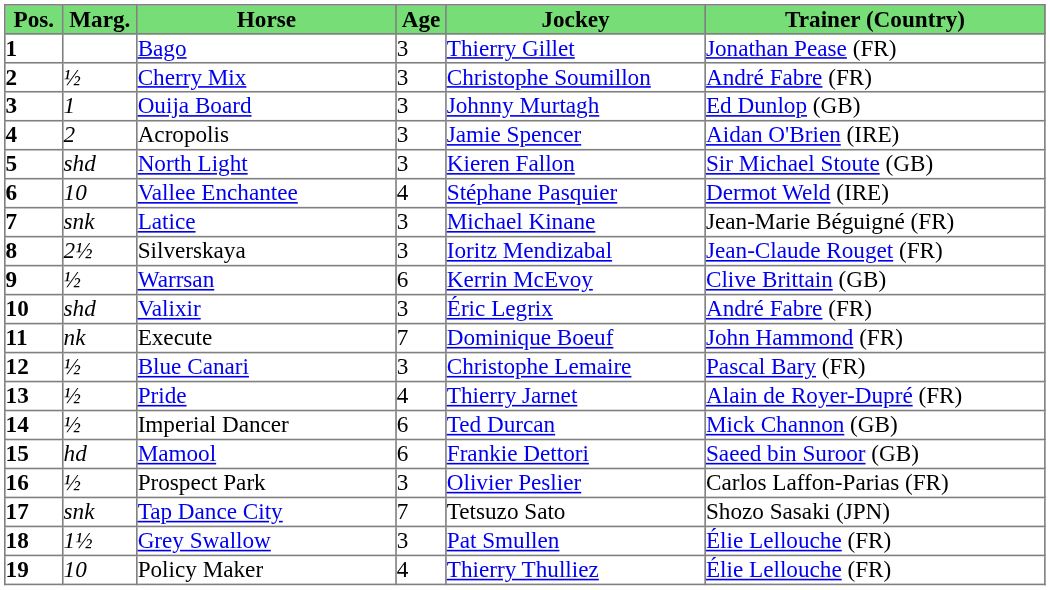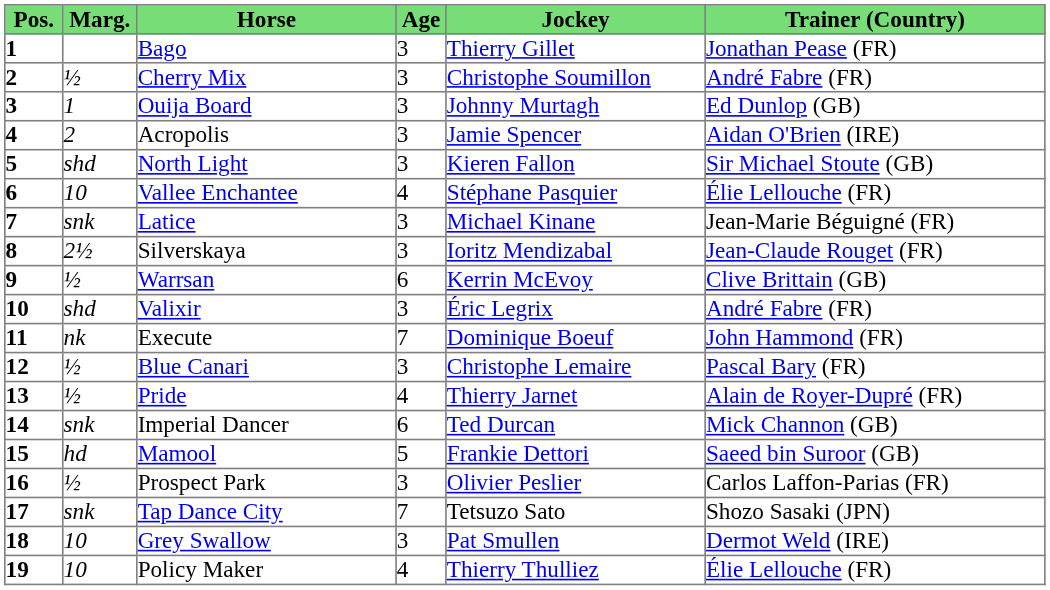(797, 192) Dermot Weld (IRE) -> (799, 192) Élie Lellouche (FR)
(72, 424) ½ -> (79, 424) snk
(403, 453) 6 -> (403, 453) 5
(78, 540) 1½ -> (75, 540) 10
(799, 540) Élie Lellouche (FR) -> (797, 540) Dermot Weld (IRE)
